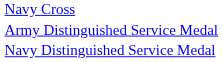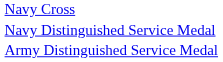rows swapped: (110, 50) <-> (111, 29)
